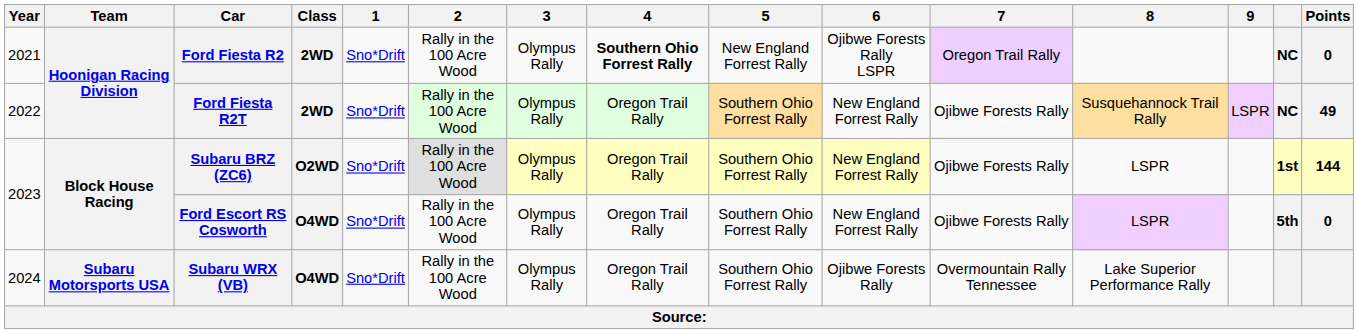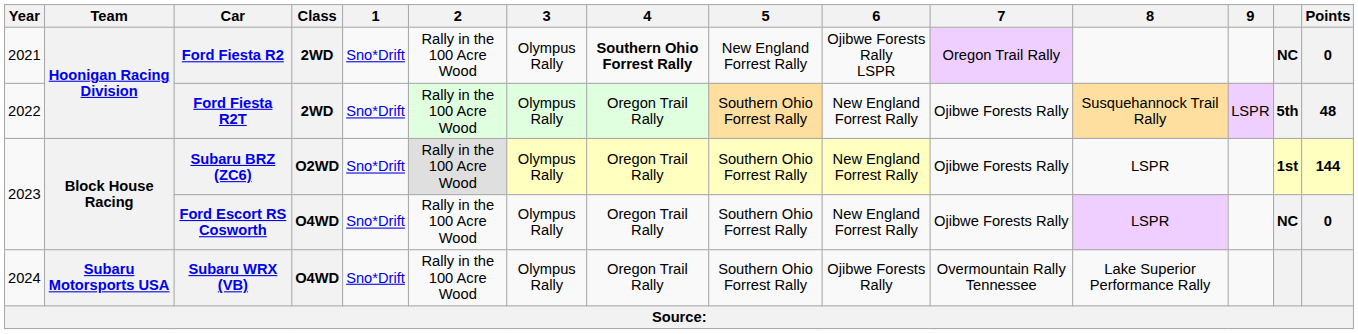(1287, 111) NC -> (1287, 111) 5th
(1328, 111) 49 -> (1328, 111) 48
(1287, 222) 5th -> (1287, 222) NC
